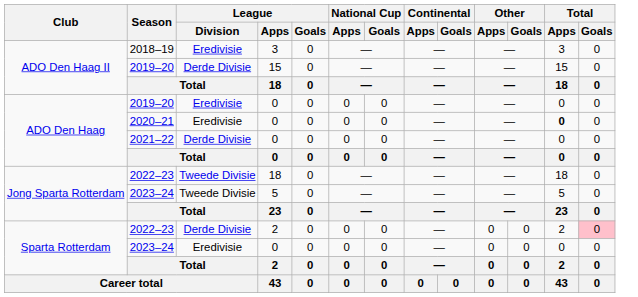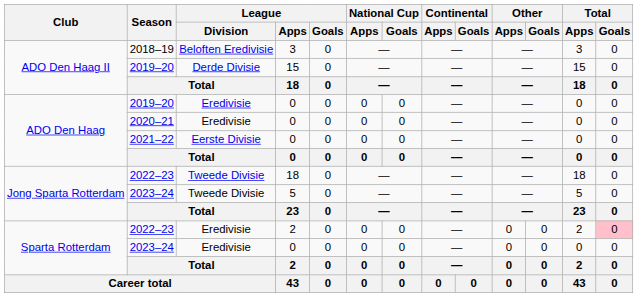(217, 49) Eredivisie -> (226, 49) Beloften Eredivisie
(562, 121) bold -> (579, 121) normal
(217, 139) Derde Divisie -> (226, 139) Eerste Divisie
(217, 229) Derde Divisie -> (226, 229) Eredivisie
